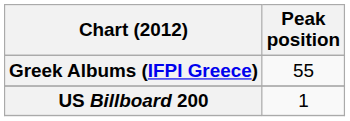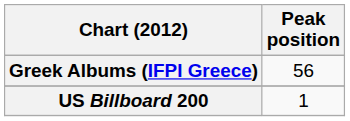(303, 70) 55 -> (303, 70) 56
